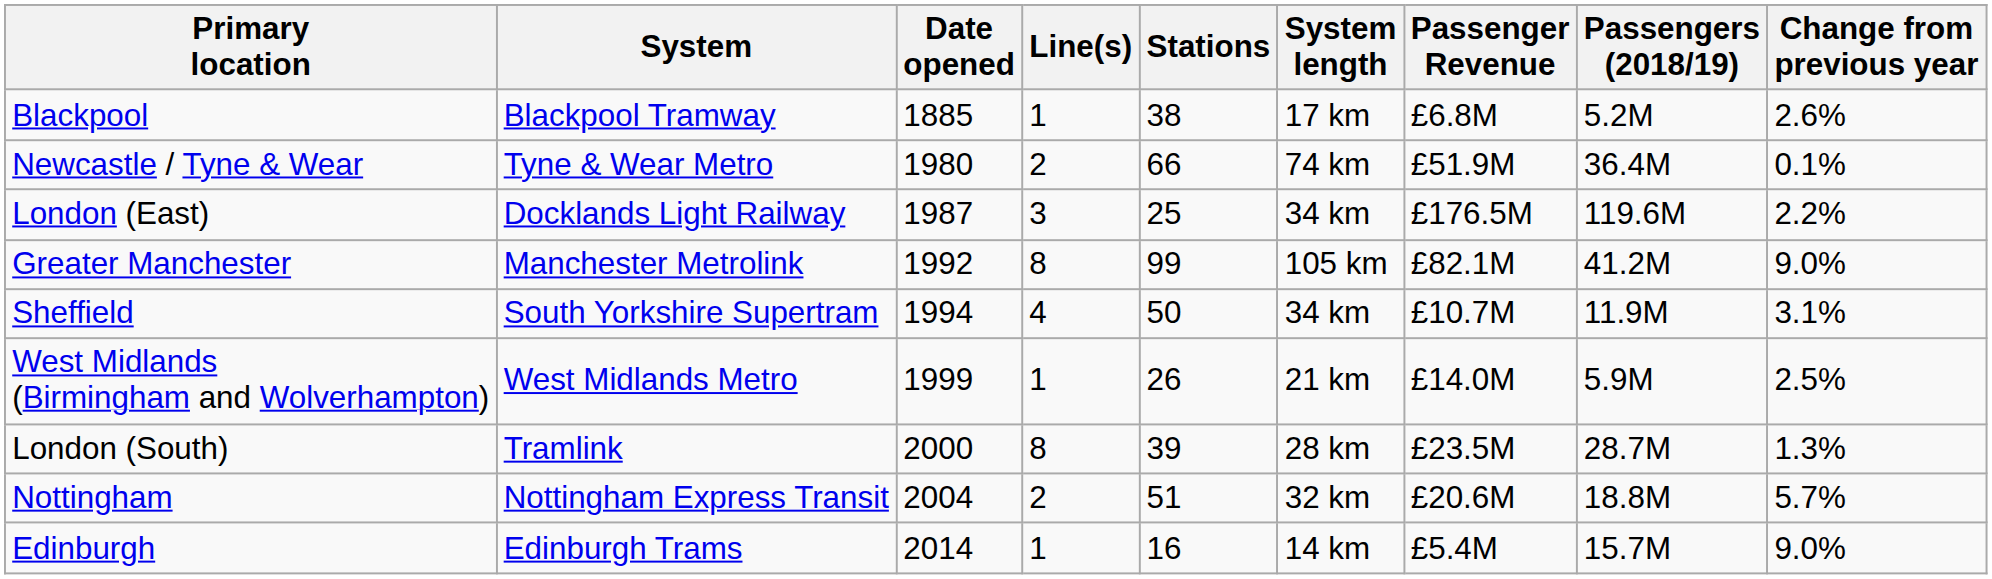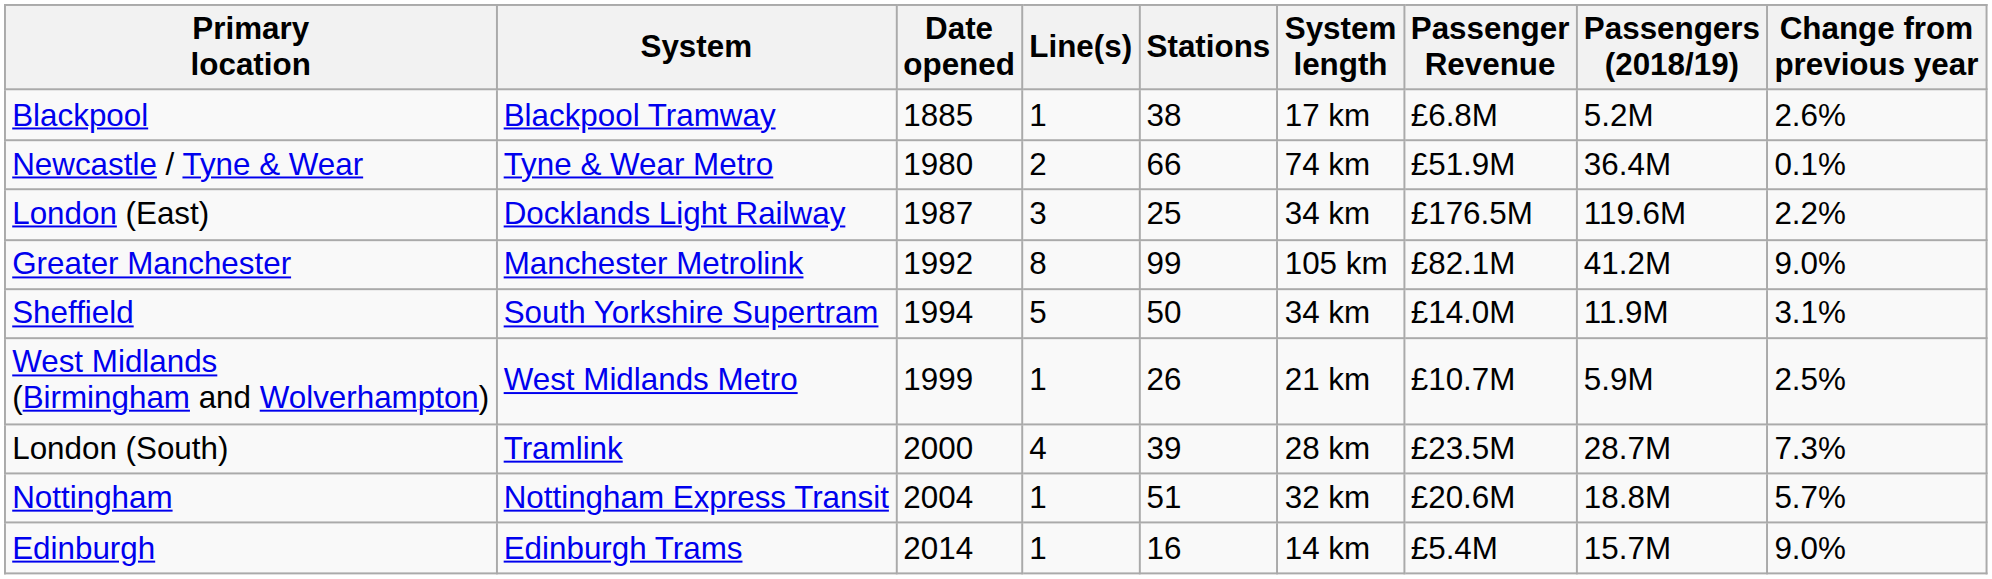(1038, 313) 4 -> (1038, 313) 5
(1463, 313) £10.7M -> (1463, 313) £14.0M
(1463, 380) £14.0M -> (1463, 380) £10.7M
(1038, 448) 8 -> (1038, 448) 4
(1810, 448) 1.3% -> (1810, 448) 7.3%
(1038, 497) 2 -> (1038, 497) 1
